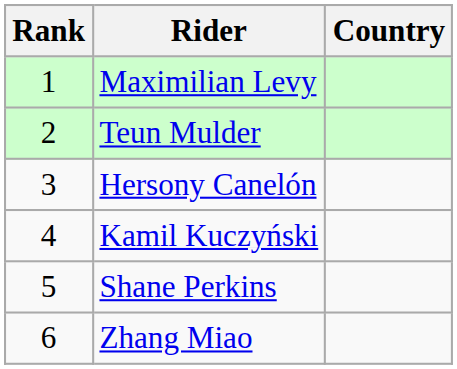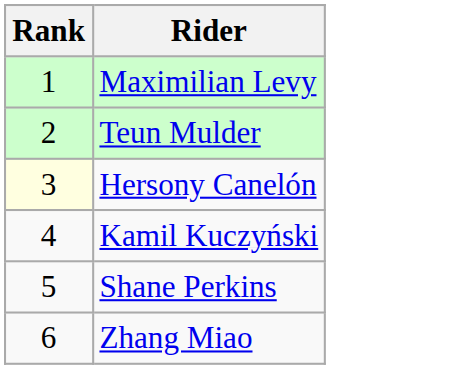- column: (389, 30)
(49, 184) no background -> (49, 184) lightyellow background
